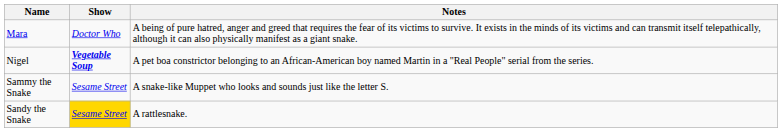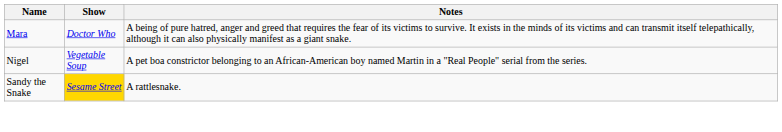(91, 60) bold -> (86, 60) normal
- row: (29, 87)
